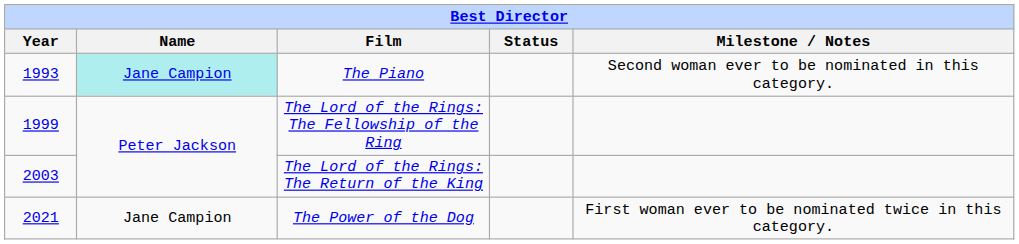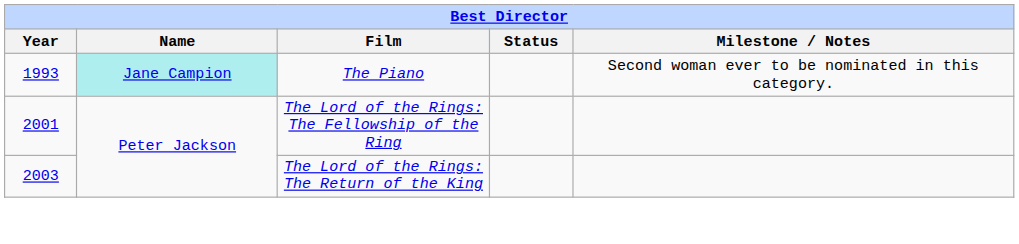(41, 125) 1999 -> (41, 125) 2001
- row: (383, 218)
